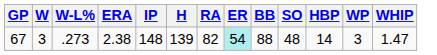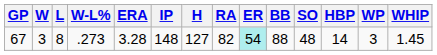+ column: (60, 15)
(117, 38) 2.38 -> (132, 38) 3.28
(182, 38) 139 -> (197, 38) 127
(395, 38) 1.47 -> (410, 38) 1.45
